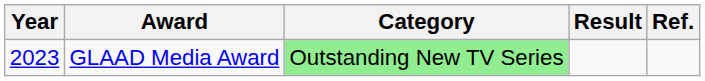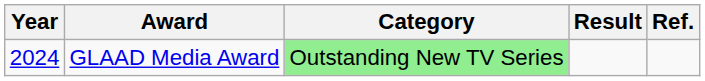(35, 57) 2023 -> (35, 57) 2024
